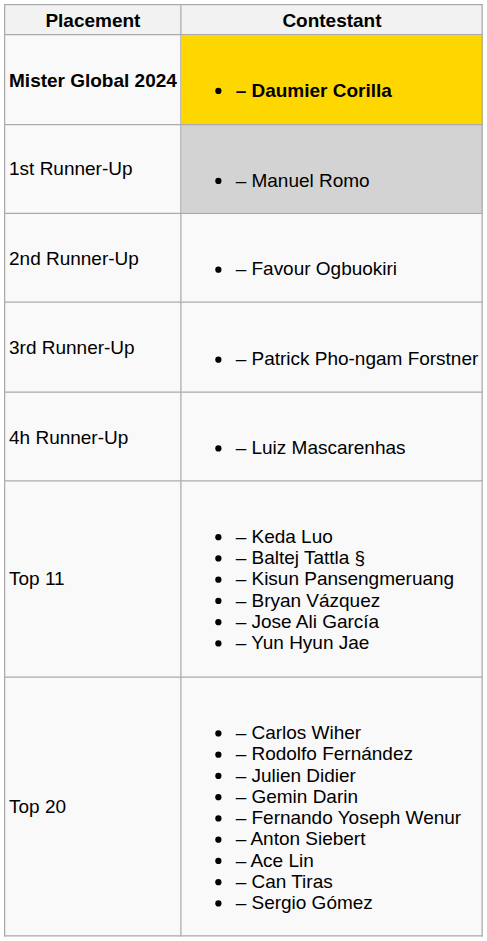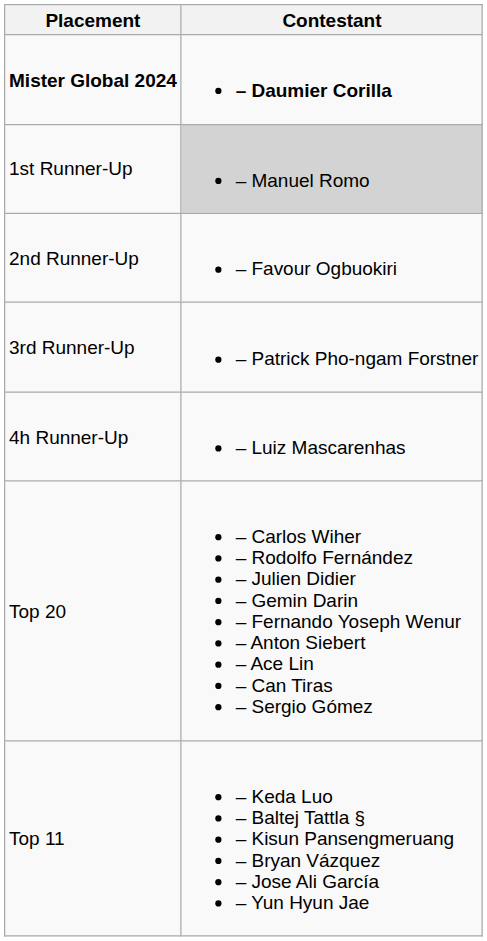(332, 90) gold background -> (332, 90) no background
rows swapped: (37, 579) <-> (38, 807)
